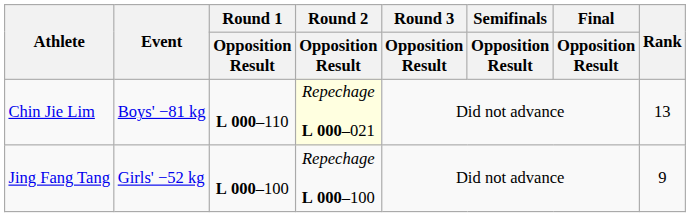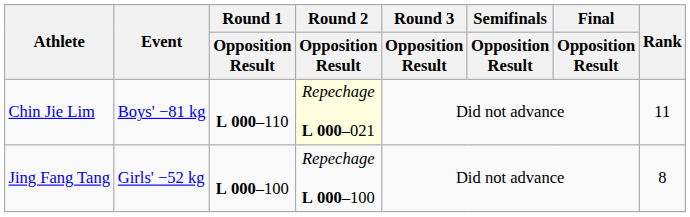(662, 112) 13 -> (662, 112) 11
(662, 178) 9 -> (662, 178) 8
